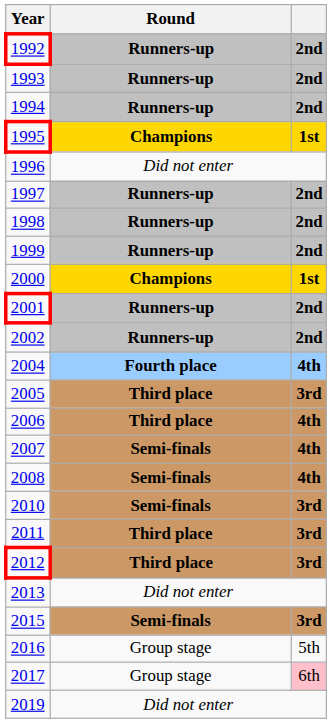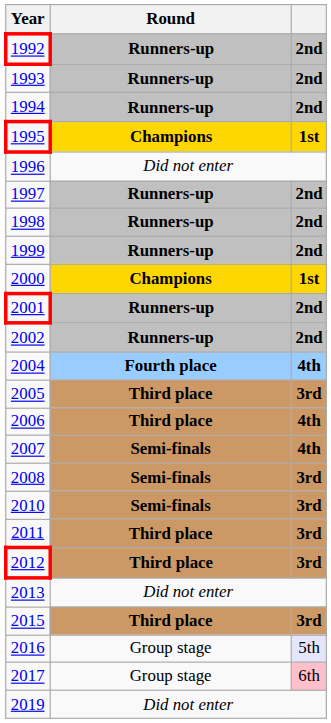(309, 477) 4th -> (309, 477) 3rd
(171, 621) Semi-finals -> (171, 621) Third place
(309, 648) no background -> (309, 648) lavender background
